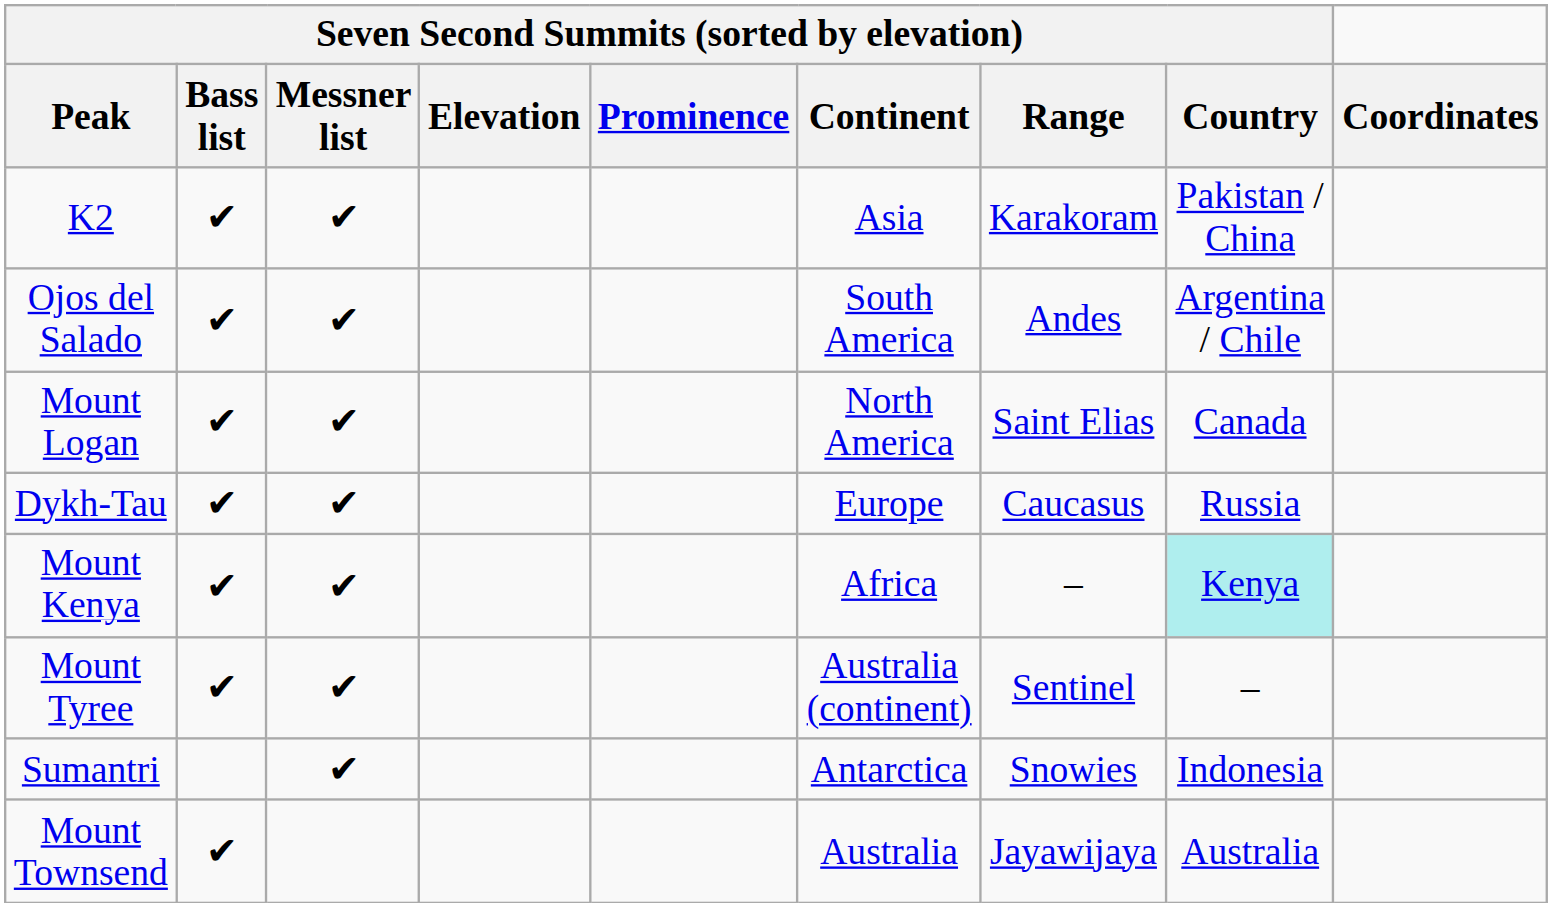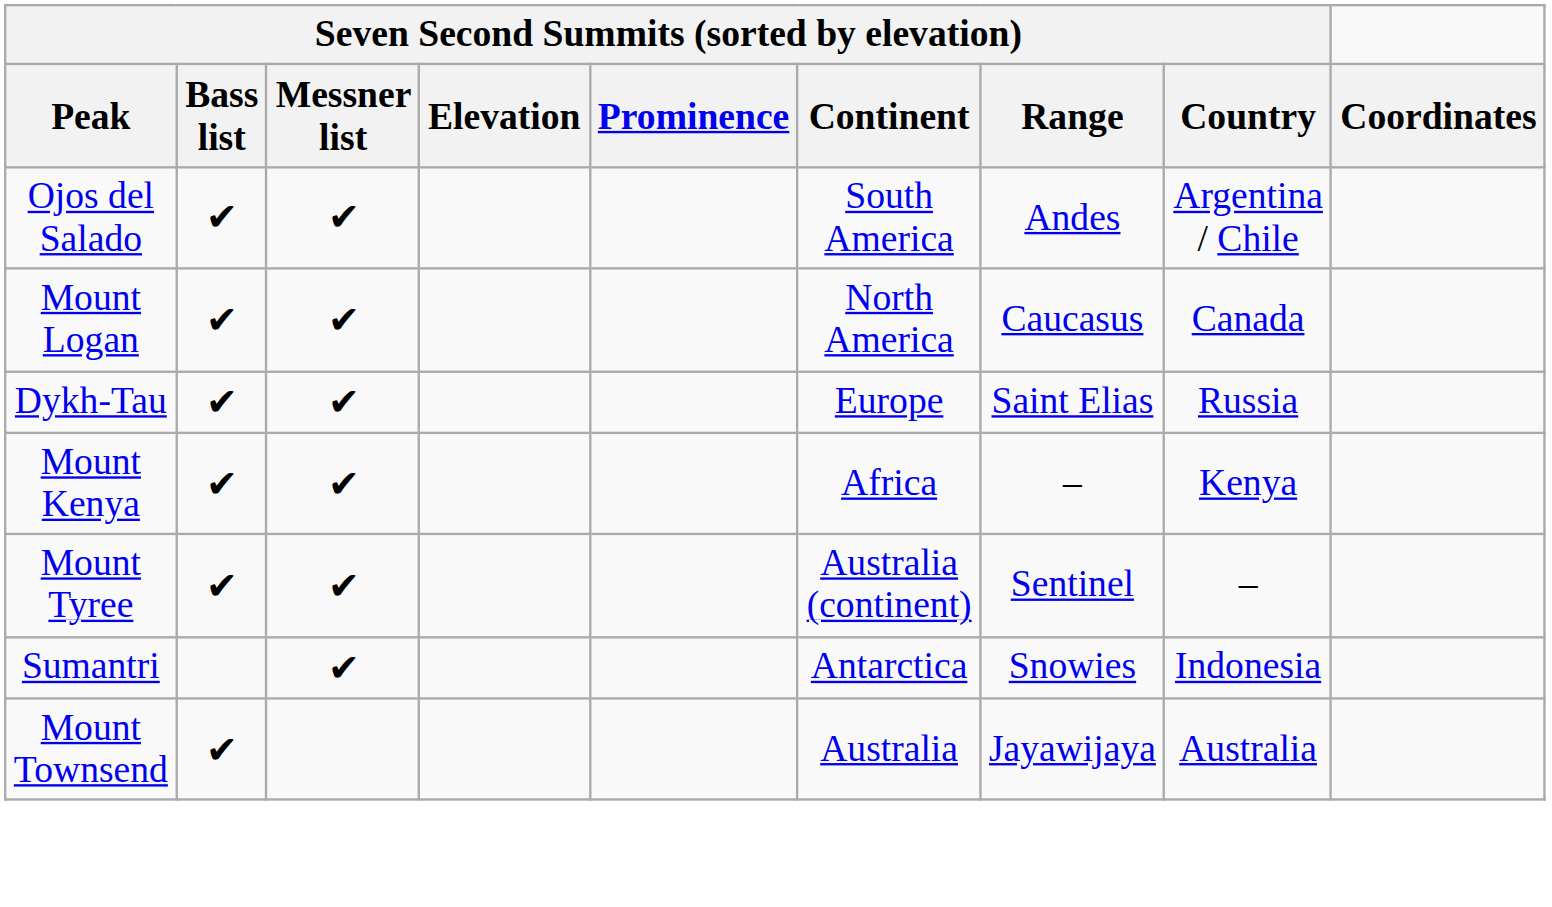- row: (91, 217)
(1073, 420) Saint Elias -> (1072, 318) Caucasus
(1073, 502) Caucasus -> (1072, 400) Saint Elias
(1250, 584) paleturquoise background -> (1248, 482) no background
